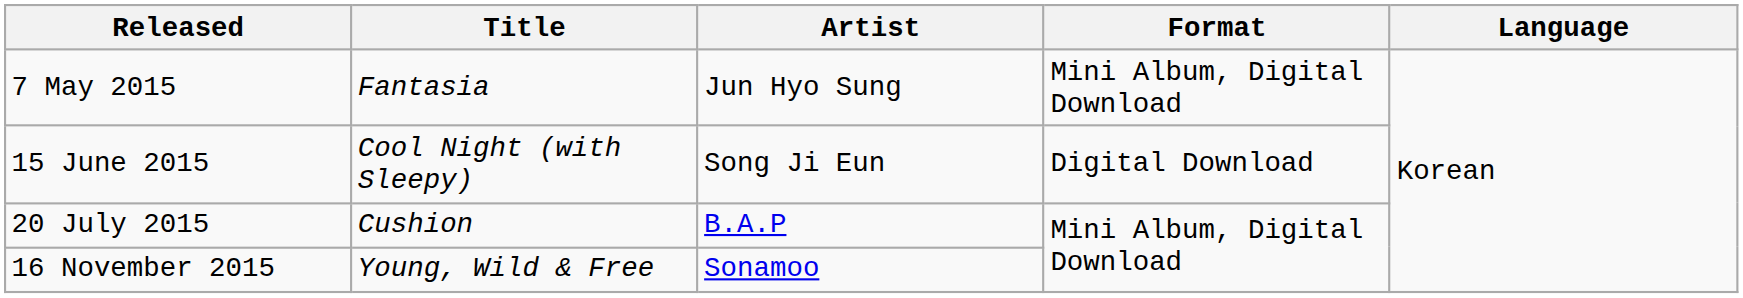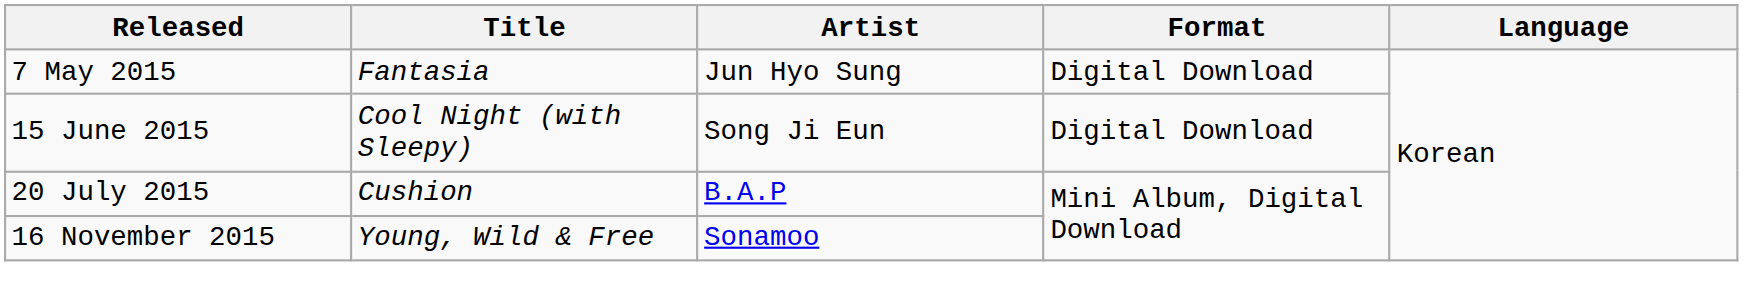(1207, 88) Mini Album, Digital Download -> (1182, 72) Digital Download
